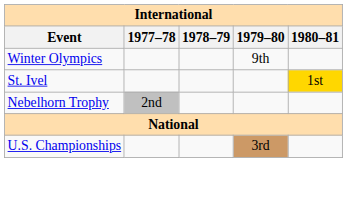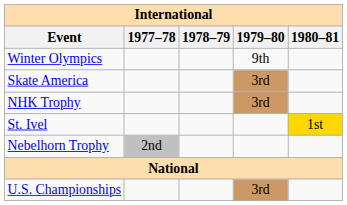+ row: (48, 80)
+ row: (44, 102)
